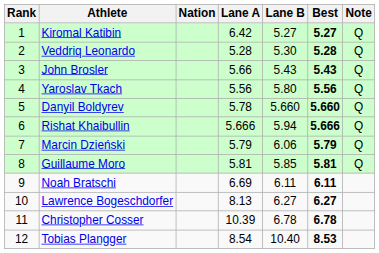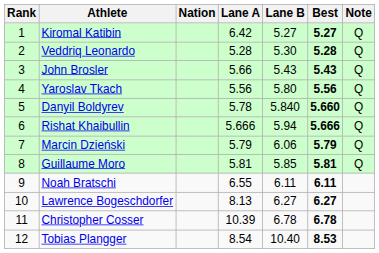(285, 107) 5.660 -> (285, 107) 5.840
(240, 182) 6.69 -> (240, 182) 6.55
